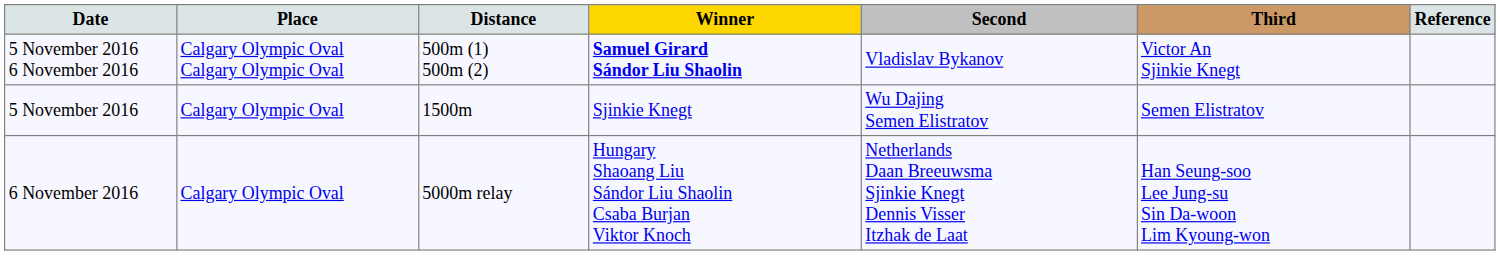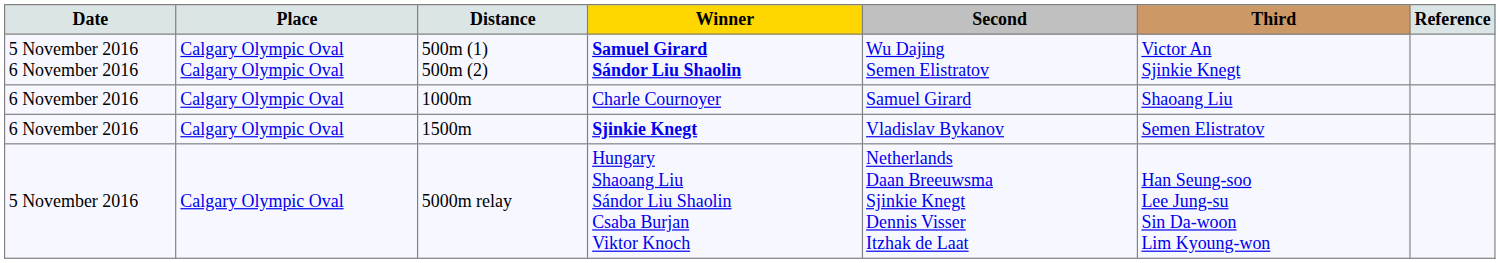(934, 59) Vladislav Bykanov -> (928, 59) Wu Dajing Semen Elistratov
+ row: (447, 99)
(73, 110) 5 November 2016 -> (73, 128) 6 November 2016
(642, 110) normal -> (645, 128) bold
(927, 110) Wu Dajing Semen Elistratov -> (935, 128) Vladislav Bykanov
(73, 192) 6 November 2016 -> (73, 200) 5 November 2016
